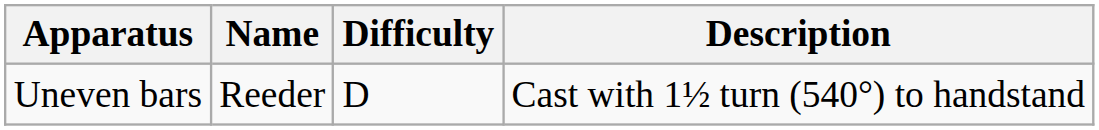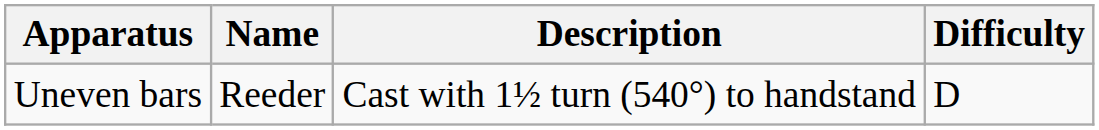columns swapped: (798, 34) <-> (418, 34)
